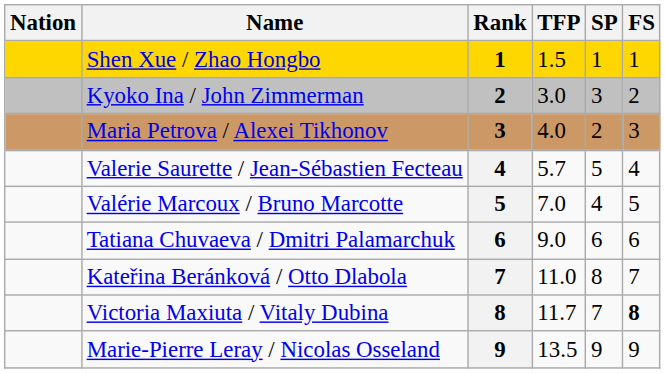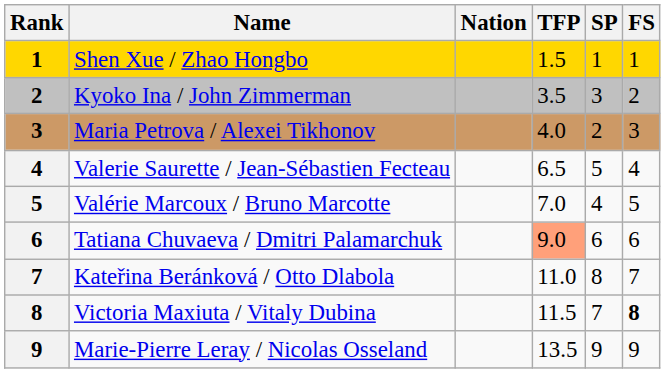columns swapped: (500, 22) <-> (43, 22)
(552, 95) 3.0 -> (552, 95) 3.5
(552, 167) 5.7 -> (552, 167) 6.5
(552, 240) no background -> (552, 240) lightsalmon background
(557, 312) 11.7 -> (557, 312) 11.5
